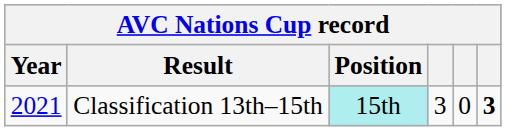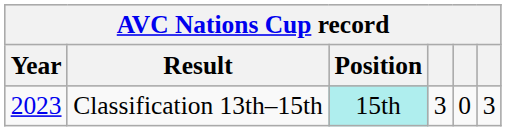(36, 105) 2021 -> (36, 105) 2023
(489, 105) bold -> (489, 105) normal
